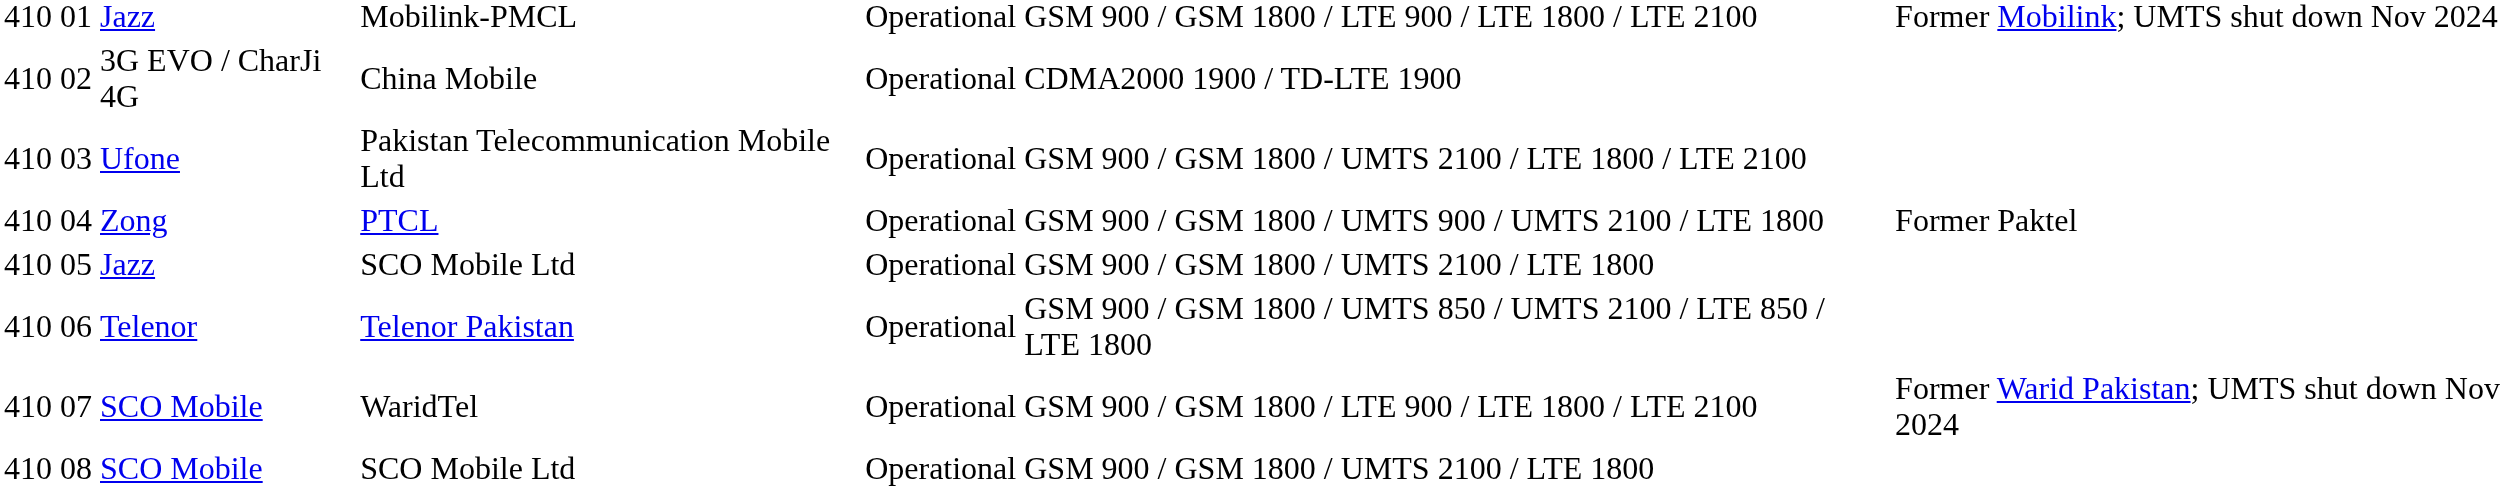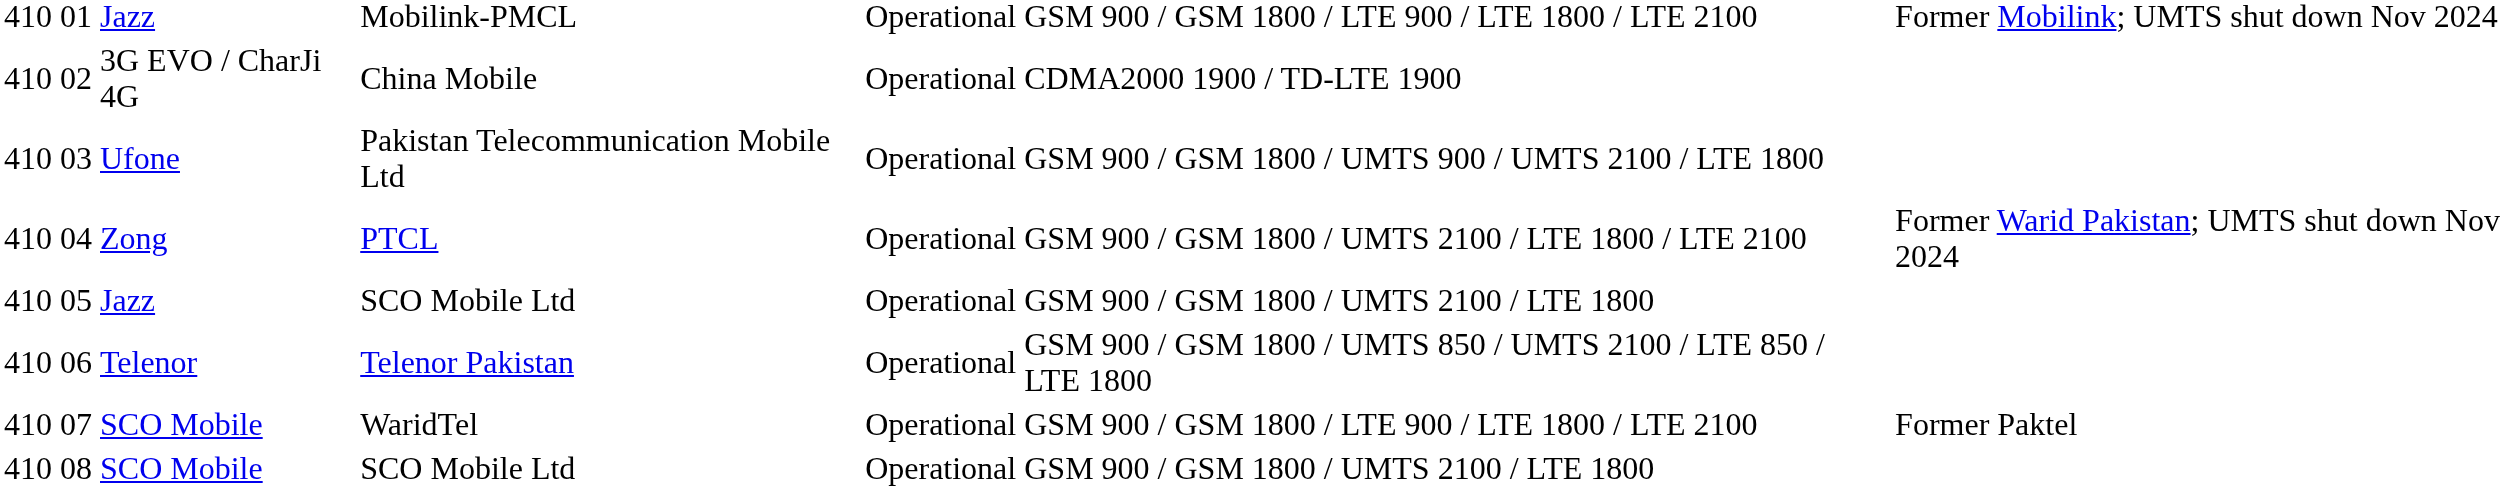(1416, 158) GSM 900 / GSM 1800 / UMTS 2100 / LTE 1800 / LTE 2100 -> (1424, 158) GSM 900 / GSM 1800 / UMTS 900 / UMTS 2100 / LTE 1800
(1424, 220) GSM 900 / GSM 1800 / UMTS 900 / UMTS 2100 / LTE 1800 -> (1416, 238) GSM 900 / GSM 1800 / UMTS 2100 / LTE 1800 / LTE 2100
(1986, 220) Former Paktel -> (2198, 238) Former Warid Pakistan; UMTS shut down Nov 2024
(2198, 406) Former Warid Pakistan; UMTS shut down Nov 2024 -> (1986, 424) Former Paktel
